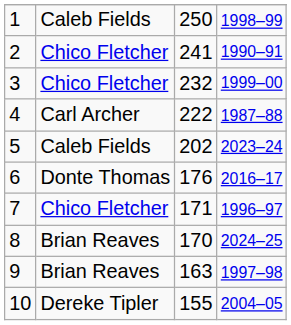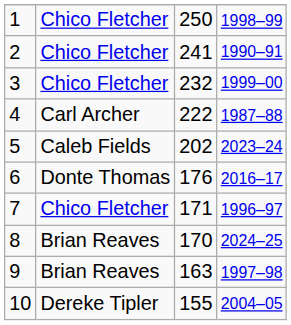(96, 20) Caleb Fields -> (104, 20) Chico Fletcher
